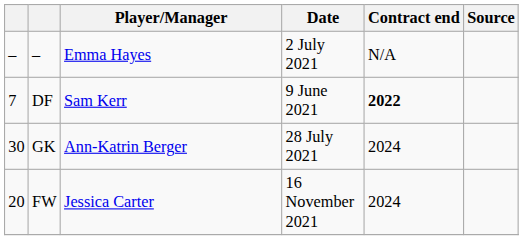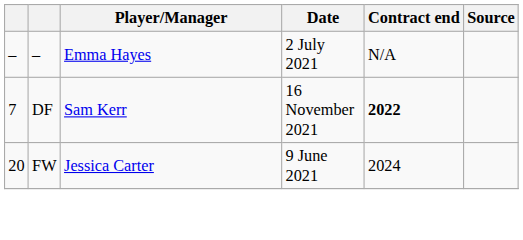(307, 100) 9 June 2021 -> (320, 110) 16 November 2021
- row: (44, 146)
(320, 202) 16 November 2021 -> (307, 165) 9 June 2021
